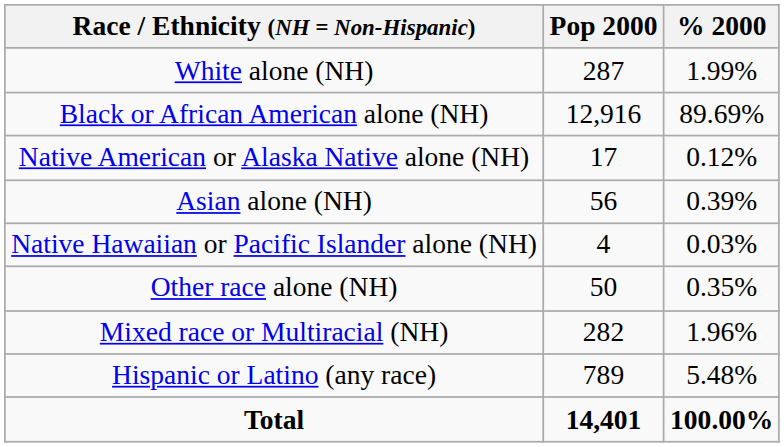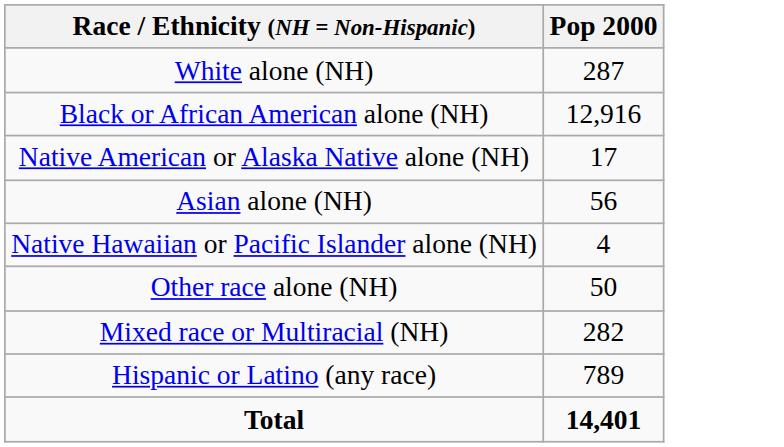- column: (722, 26)
